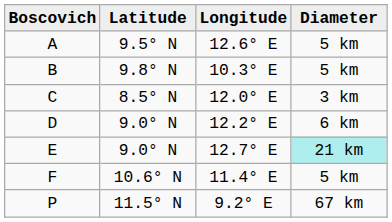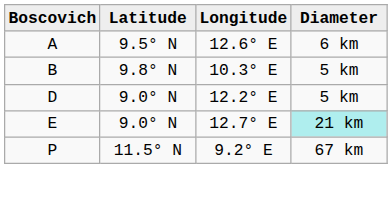(339, 44) 5 km -> (339, 44) 6 km
- row: (52, 97)
(339, 124) 6 km -> (339, 97) 5 km
- row: (52, 177)
